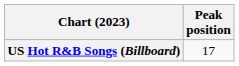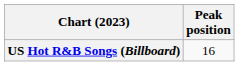(209, 50) 17 -> (209, 50) 16
